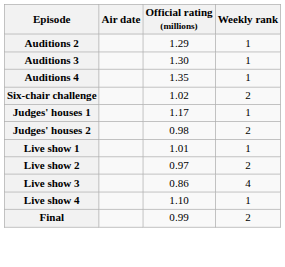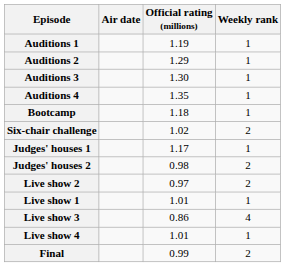+ row: (52, 43)
+ row: (52, 113)
rows swapped: (52, 148) <-> (52, 165)
(179, 200) 1.10 -> (179, 235) 1.01
